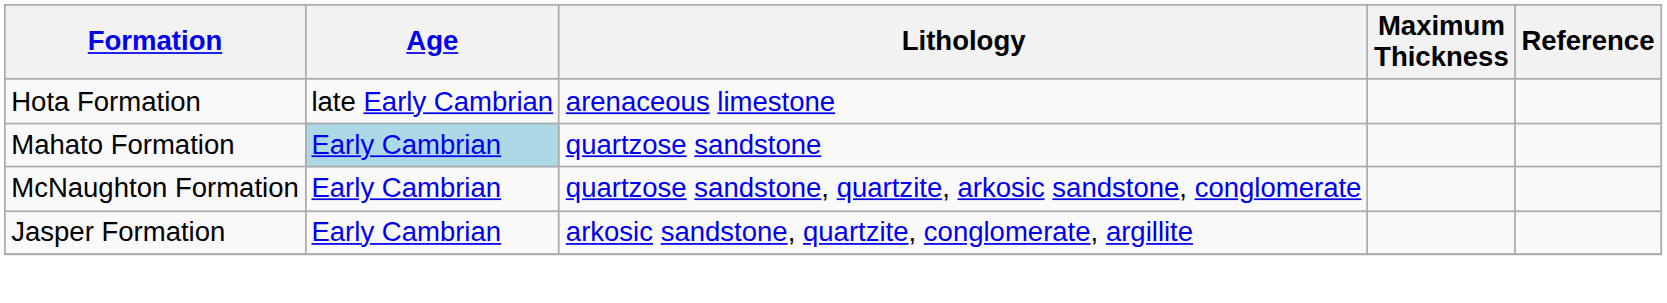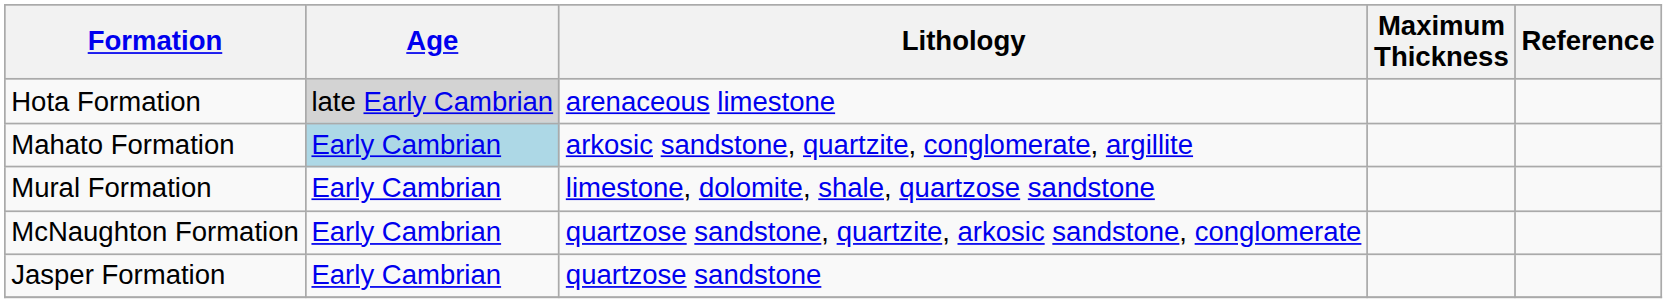(432, 100) no background -> (432, 100) lightgrey background
(694, 144) quartzose sandstone -> (879, 144) arkosic sandstone, quartzite, conglomerate, argillite
+ row: (111, 188)
(879, 231) arkosic sandstone, quartzite, conglomerate, argillite -> (694, 275) quartzose sandstone
